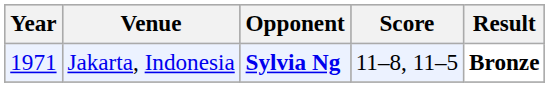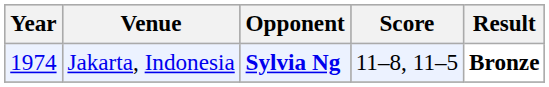(33, 62) 1971 -> (33, 62) 1974
